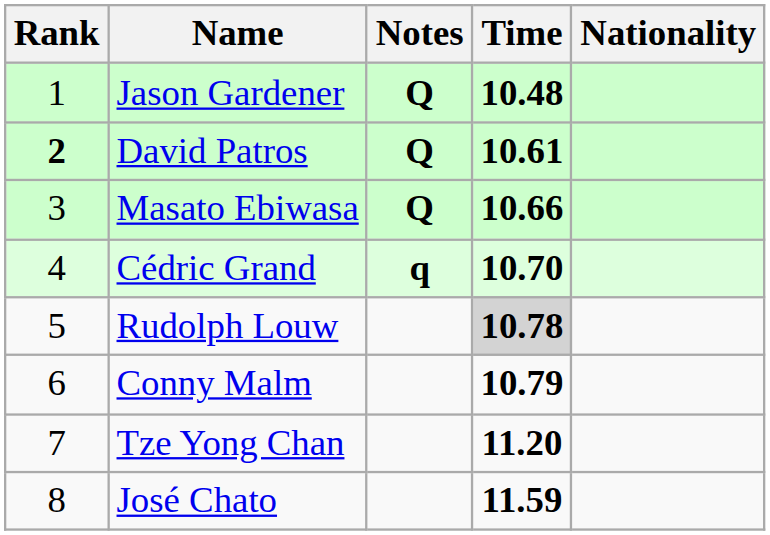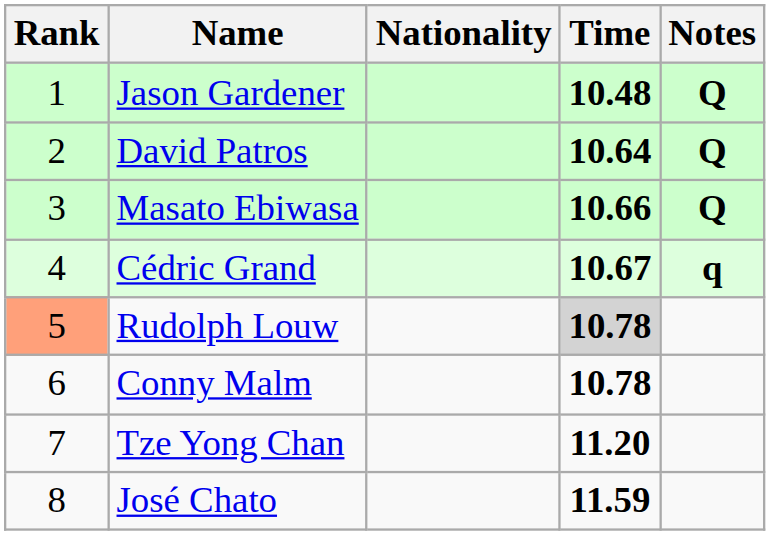columns swapped: (668, 33) <-> (420, 33)
(57, 150) bold -> (57, 150) normal
(522, 150) 10.61 -> (610, 150) 10.64
(522, 267) 10.70 -> (610, 267) 10.67
(57, 325) no background -> (57, 325) lightsalmon background
(522, 383) 10.79 -> (610, 383) 10.78
